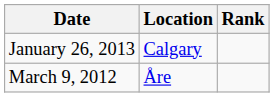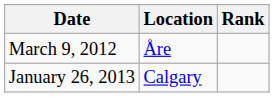rows swapped: (63, 77) <-> (72, 48)
